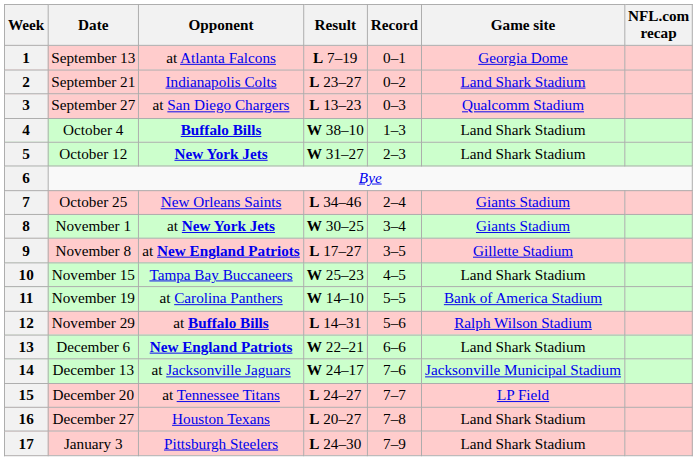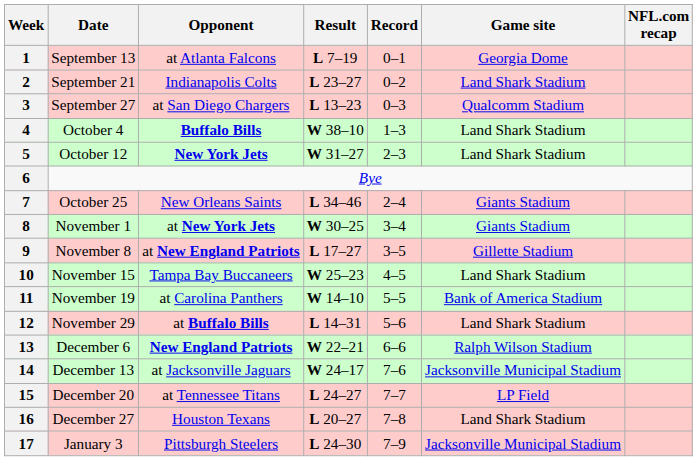(523, 322) Ralph Wilson Stadium -> (523, 322) Land Shark Stadium
(523, 347) Land Shark Stadium -> (523, 347) Ralph Wilson Stadium
(523, 443) Land Shark Stadium -> (523, 443) Jacksonville Municipal Stadium
